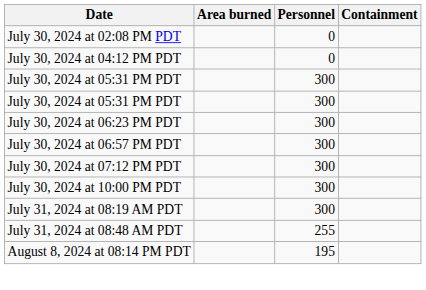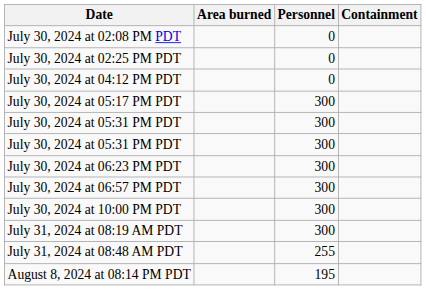+ row: (94, 58)
+ row: (94, 101)
- row: (94, 166)
